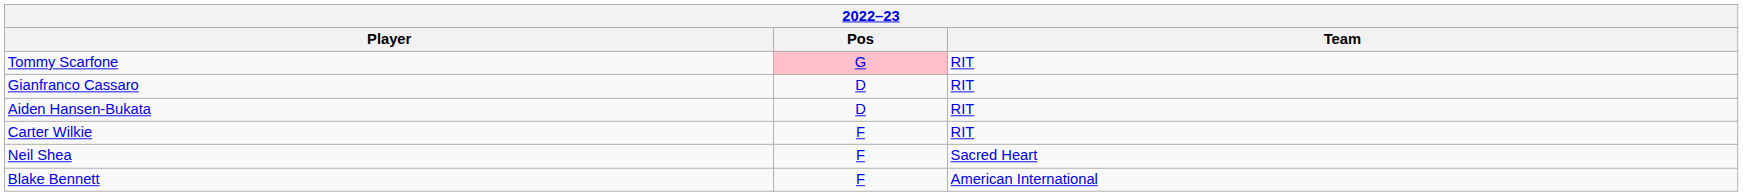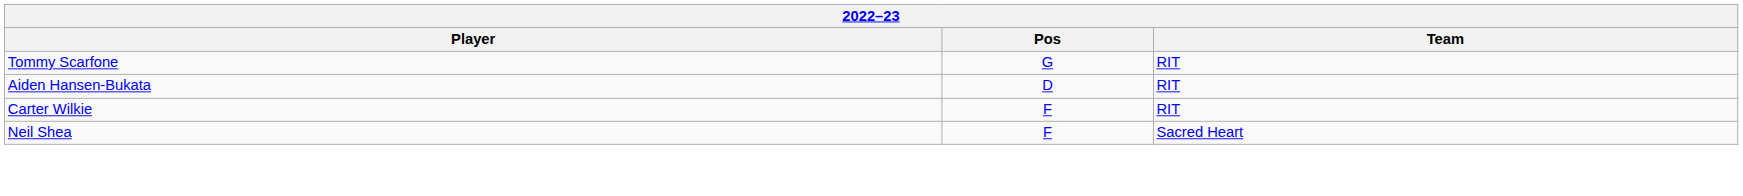(861, 62) pink background -> (1048, 62) no background
- row: (73, 86)
- row: (54, 179)
